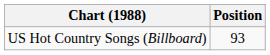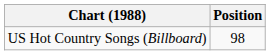(238, 38) 93 -> (238, 38) 98
